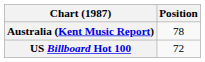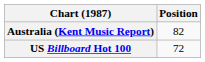(179, 31) 78 -> (179, 31) 82
